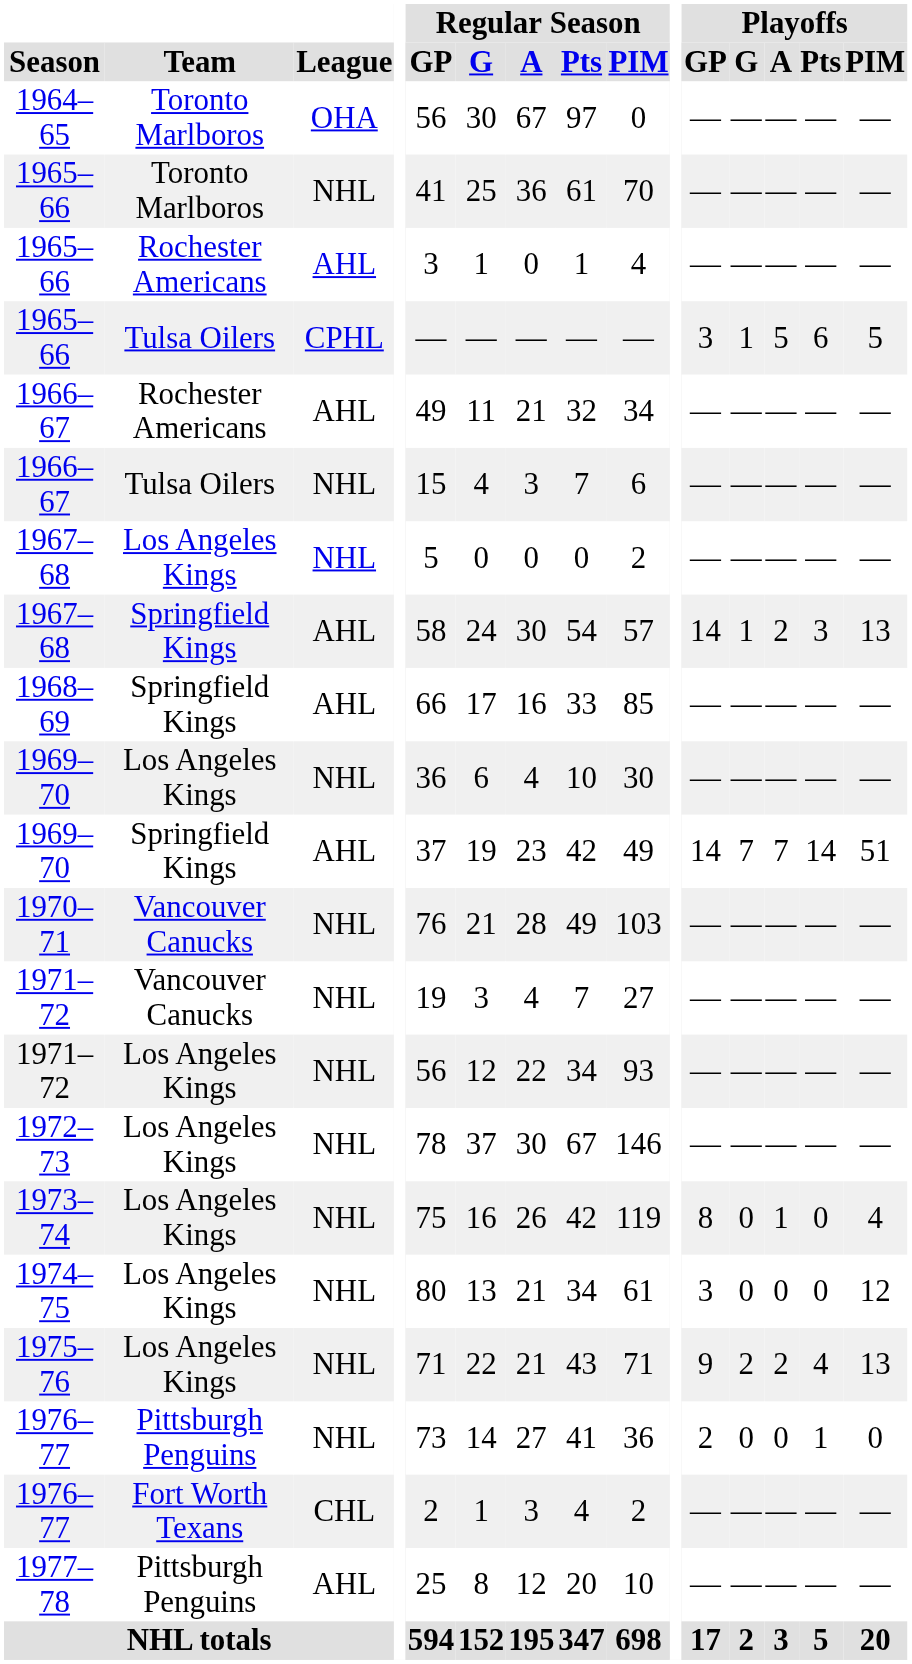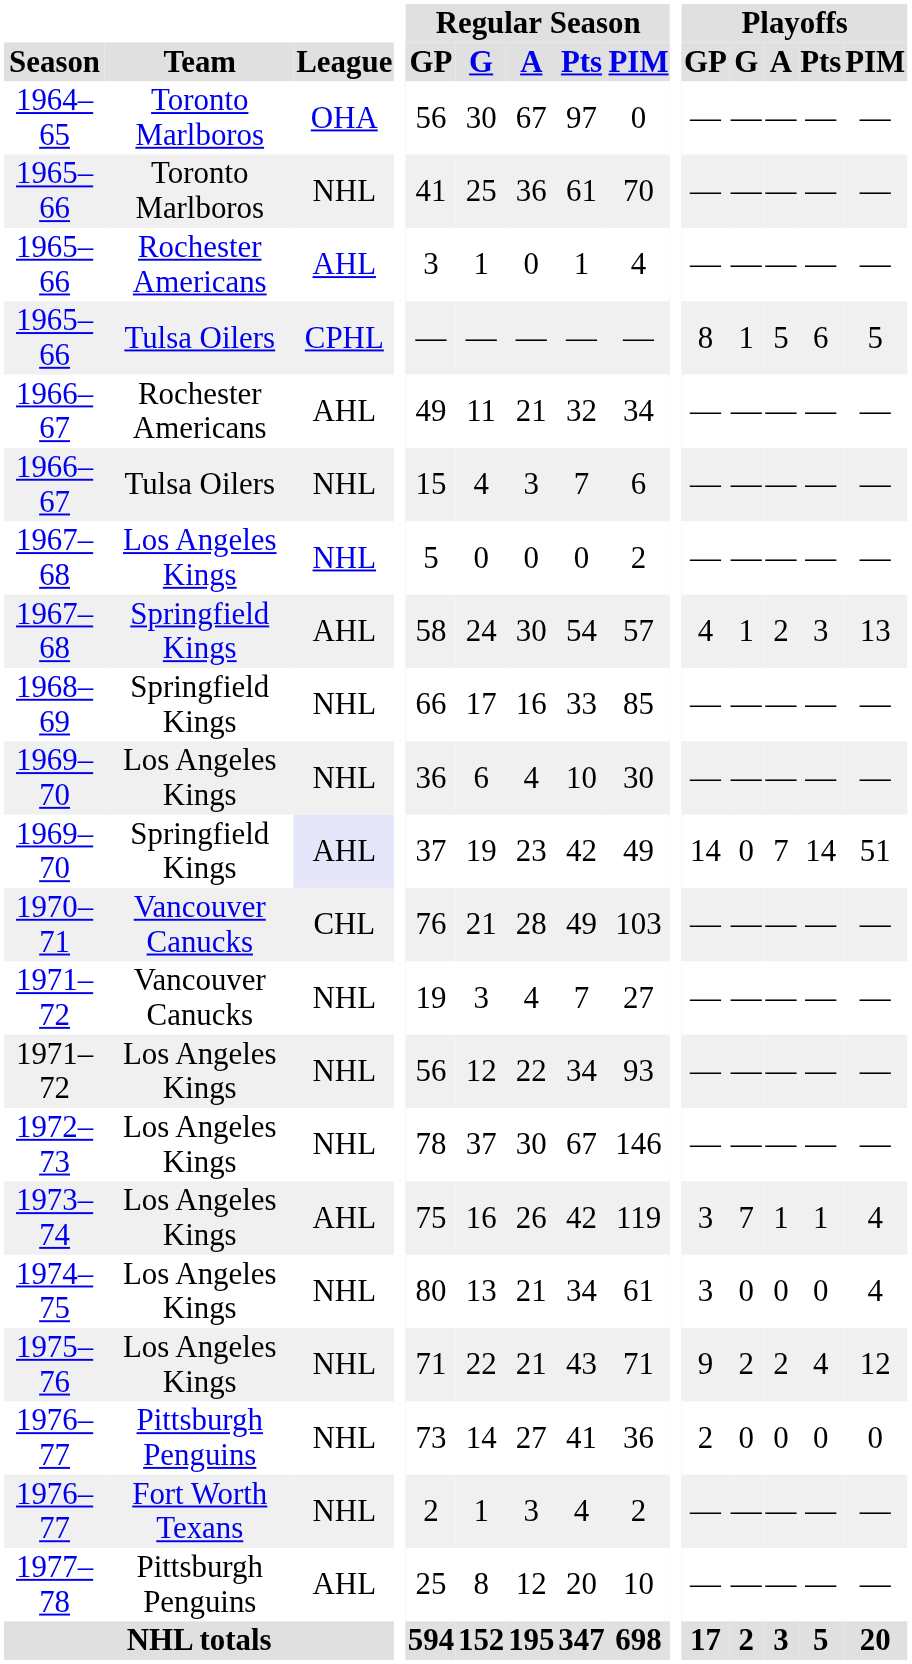(705, 337) 3 -> (705, 337) 8
(705, 630) 14 -> (705, 630) 4
(344, 704) AHL -> (344, 704) NHL
(344, 850) no background -> (344, 850) lavender background
(746, 850) 7 -> (746, 850) 0
(344, 924) NHL -> (344, 924) CHL
(344, 1217) NHL -> (344, 1217) AHL
(705, 1217) 8 -> (705, 1217) 3
(746, 1217) 0 -> (746, 1217) 7
(821, 1217) 0 -> (821, 1217) 1
(875, 1290) 12 -> (875, 1290) 4
(875, 1364) 13 -> (875, 1364) 12
(821, 1437) 1 -> (821, 1437) 0
(344, 1510) CHL -> (344, 1510) NHL
